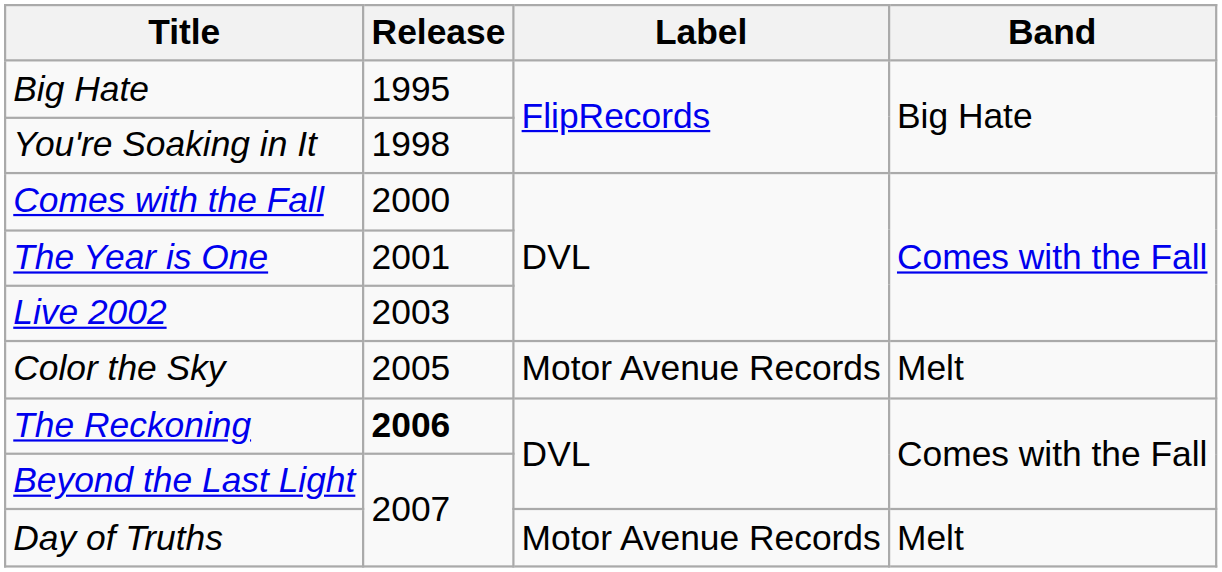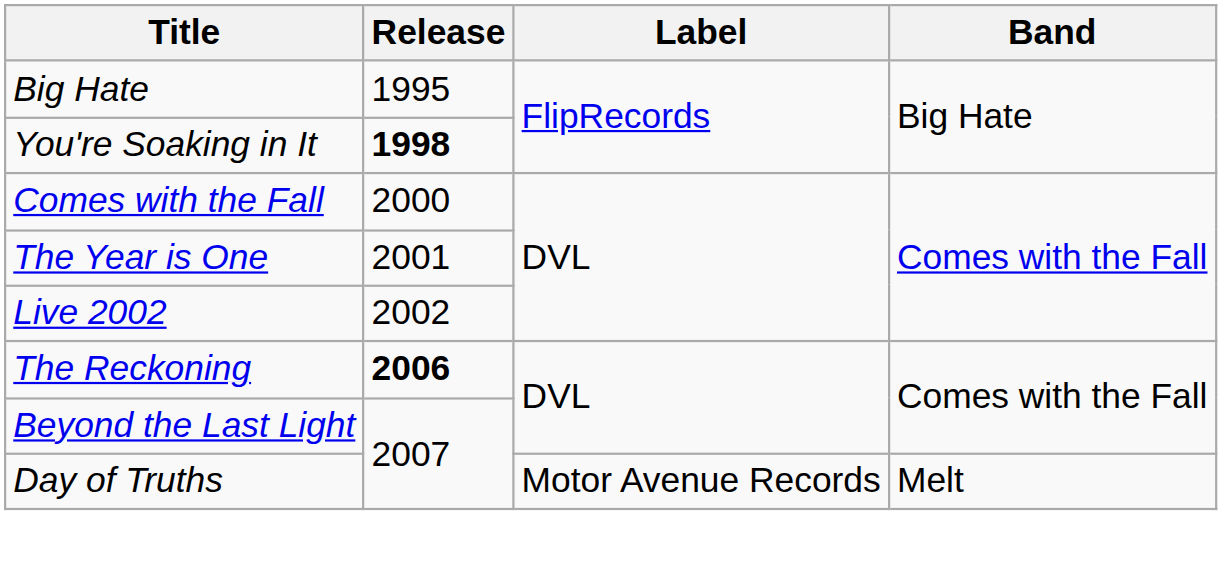(411, 144) normal -> (411, 144) bold
(411, 312) 2003 -> (411, 312) 2002
- row: (119, 369)
